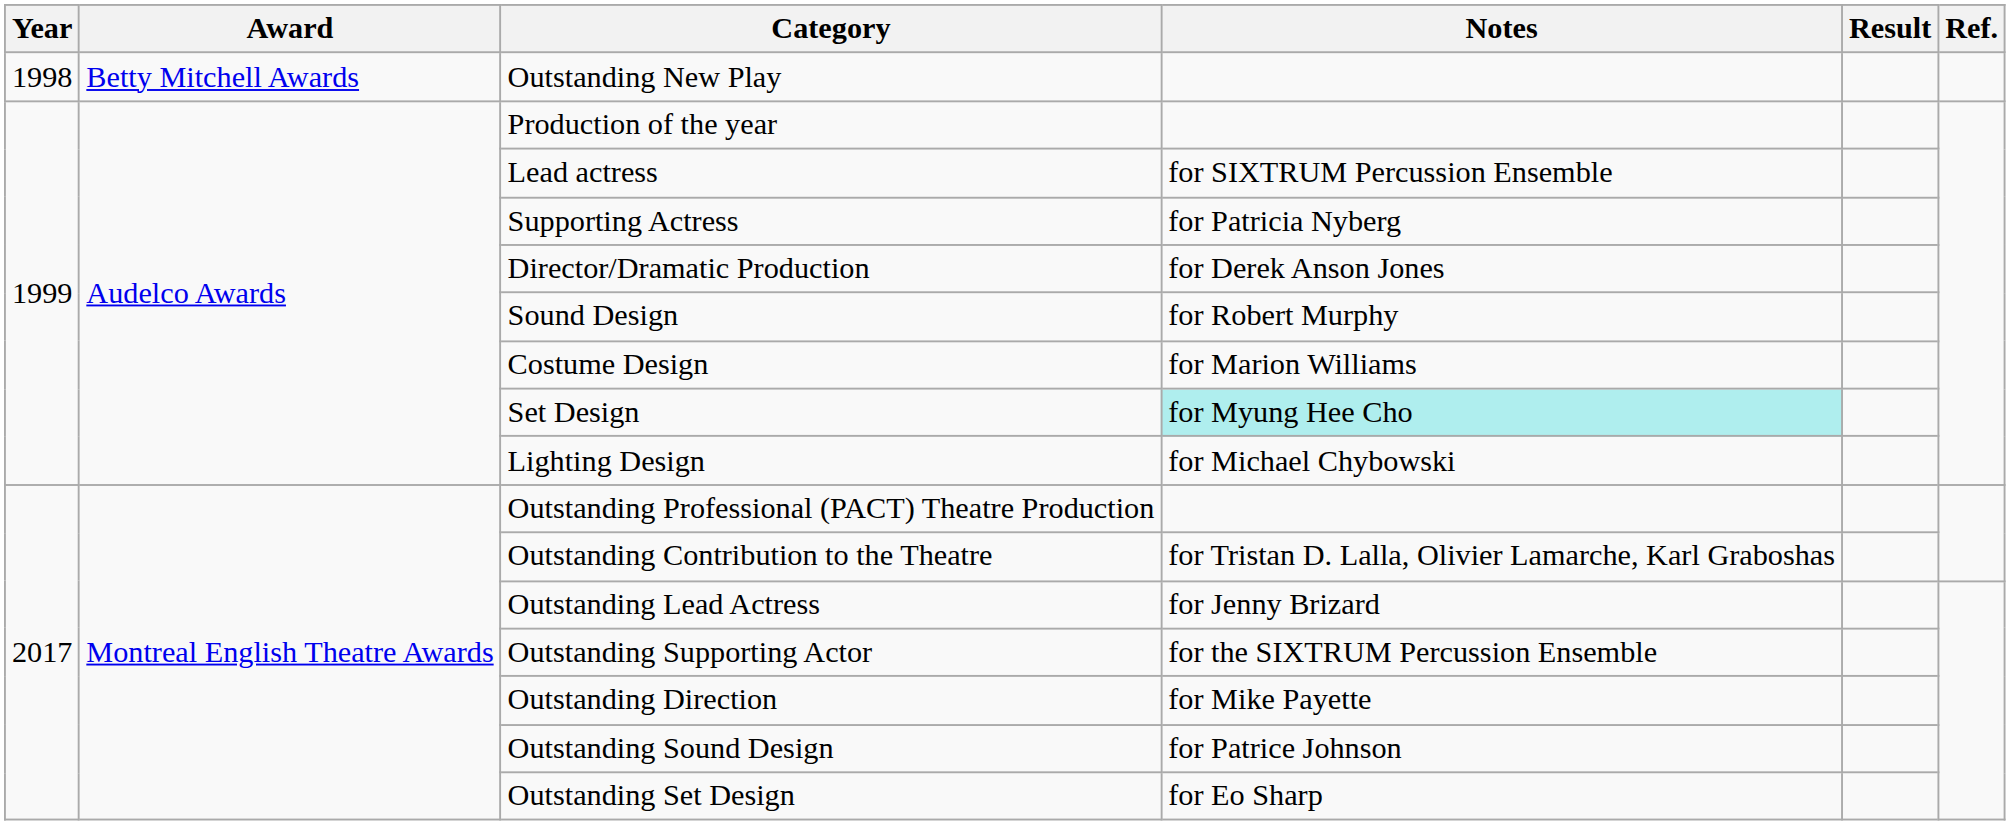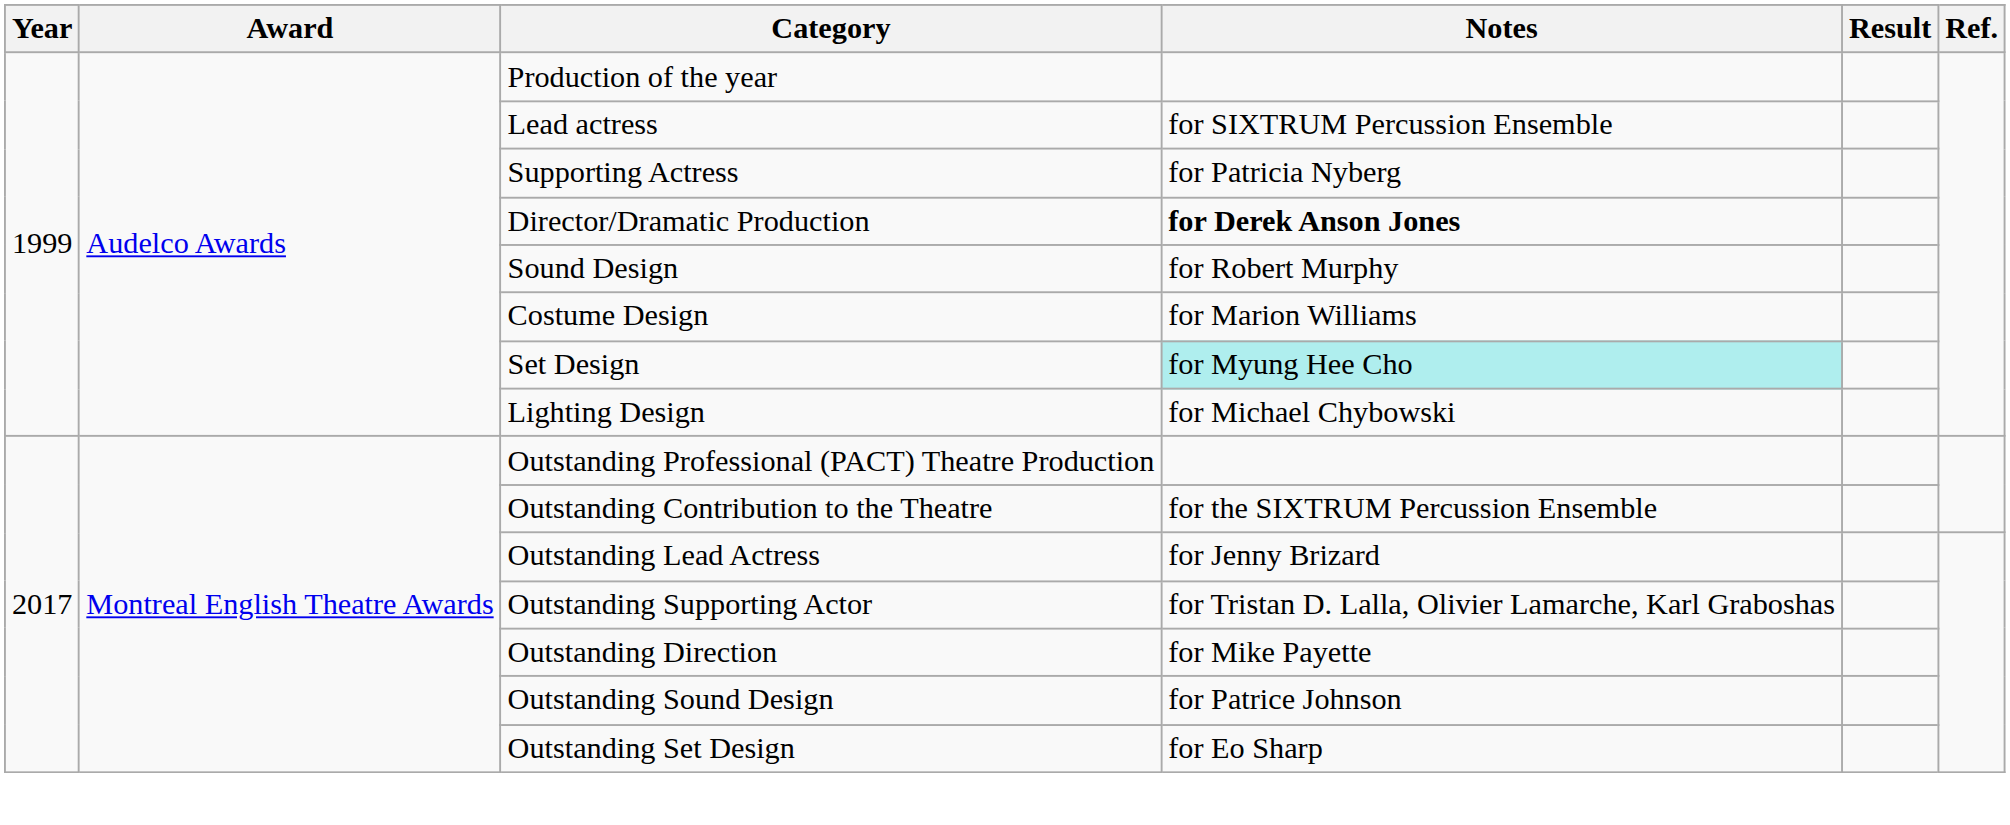- row: (645, 76)
(1306, 268) normal -> (1314, 220) bold
(1502, 556) for Tristan D. Lalla, Olivier Lamarche, Karl Graboshas -> (1413, 508) for the SIXTRUM Percussion Ensemble
(1413, 651) for the SIXTRUM Percussion Ensemble -> (1502, 603) for Tristan D. Lalla, Olivier Lamarche, Karl Graboshas
